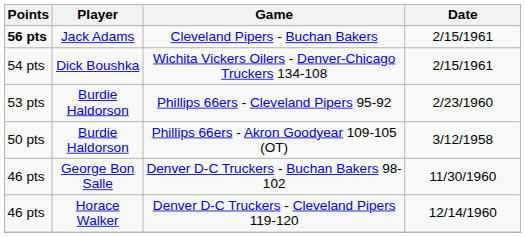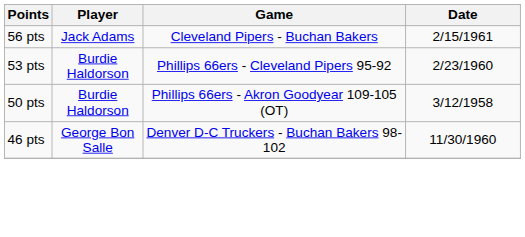(27, 36) bold -> (26, 36) normal
- row: (274, 66)
- row: (274, 213)
